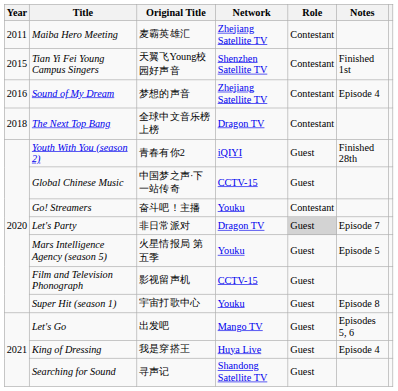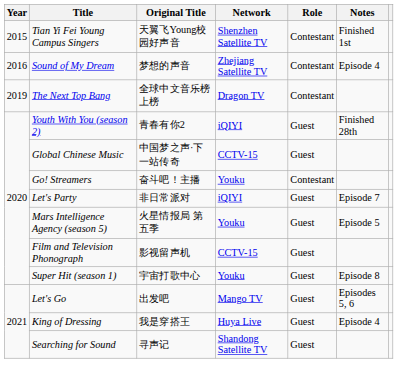- row: (75, 34)
(17, 123) 2018 -> (17, 95) 2019
(241, 226) Dragon TV -> (230, 198) iQIYI
(302, 226) lightgrey background -> (302, 198) no background
